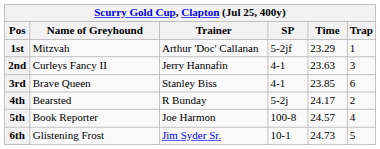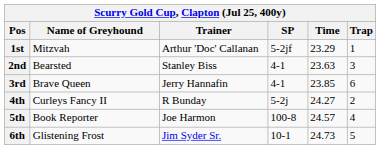(70, 65) Curleys Fancy II -> (52, 65) Bearsted
(195, 65) Jerry Hannafin -> (189, 65) Stanley Biss
(189, 83) Stanley Biss -> (195, 83) Jerry Hannafin
(52, 100) Bearsted -> (70, 100) Curleys Fancy II
(323, 100) 24.17 -> (323, 100) 24.27
